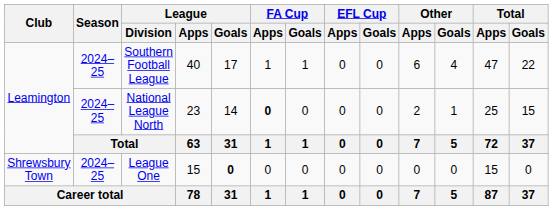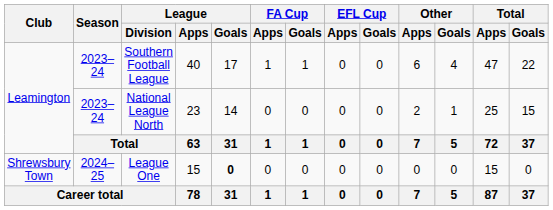(97, 65) 2024–25 -> (97, 65) 2023–24
(97, 111) 2024–25 -> (97, 111) 2023–24
(268, 111) bold -> (268, 111) normal
